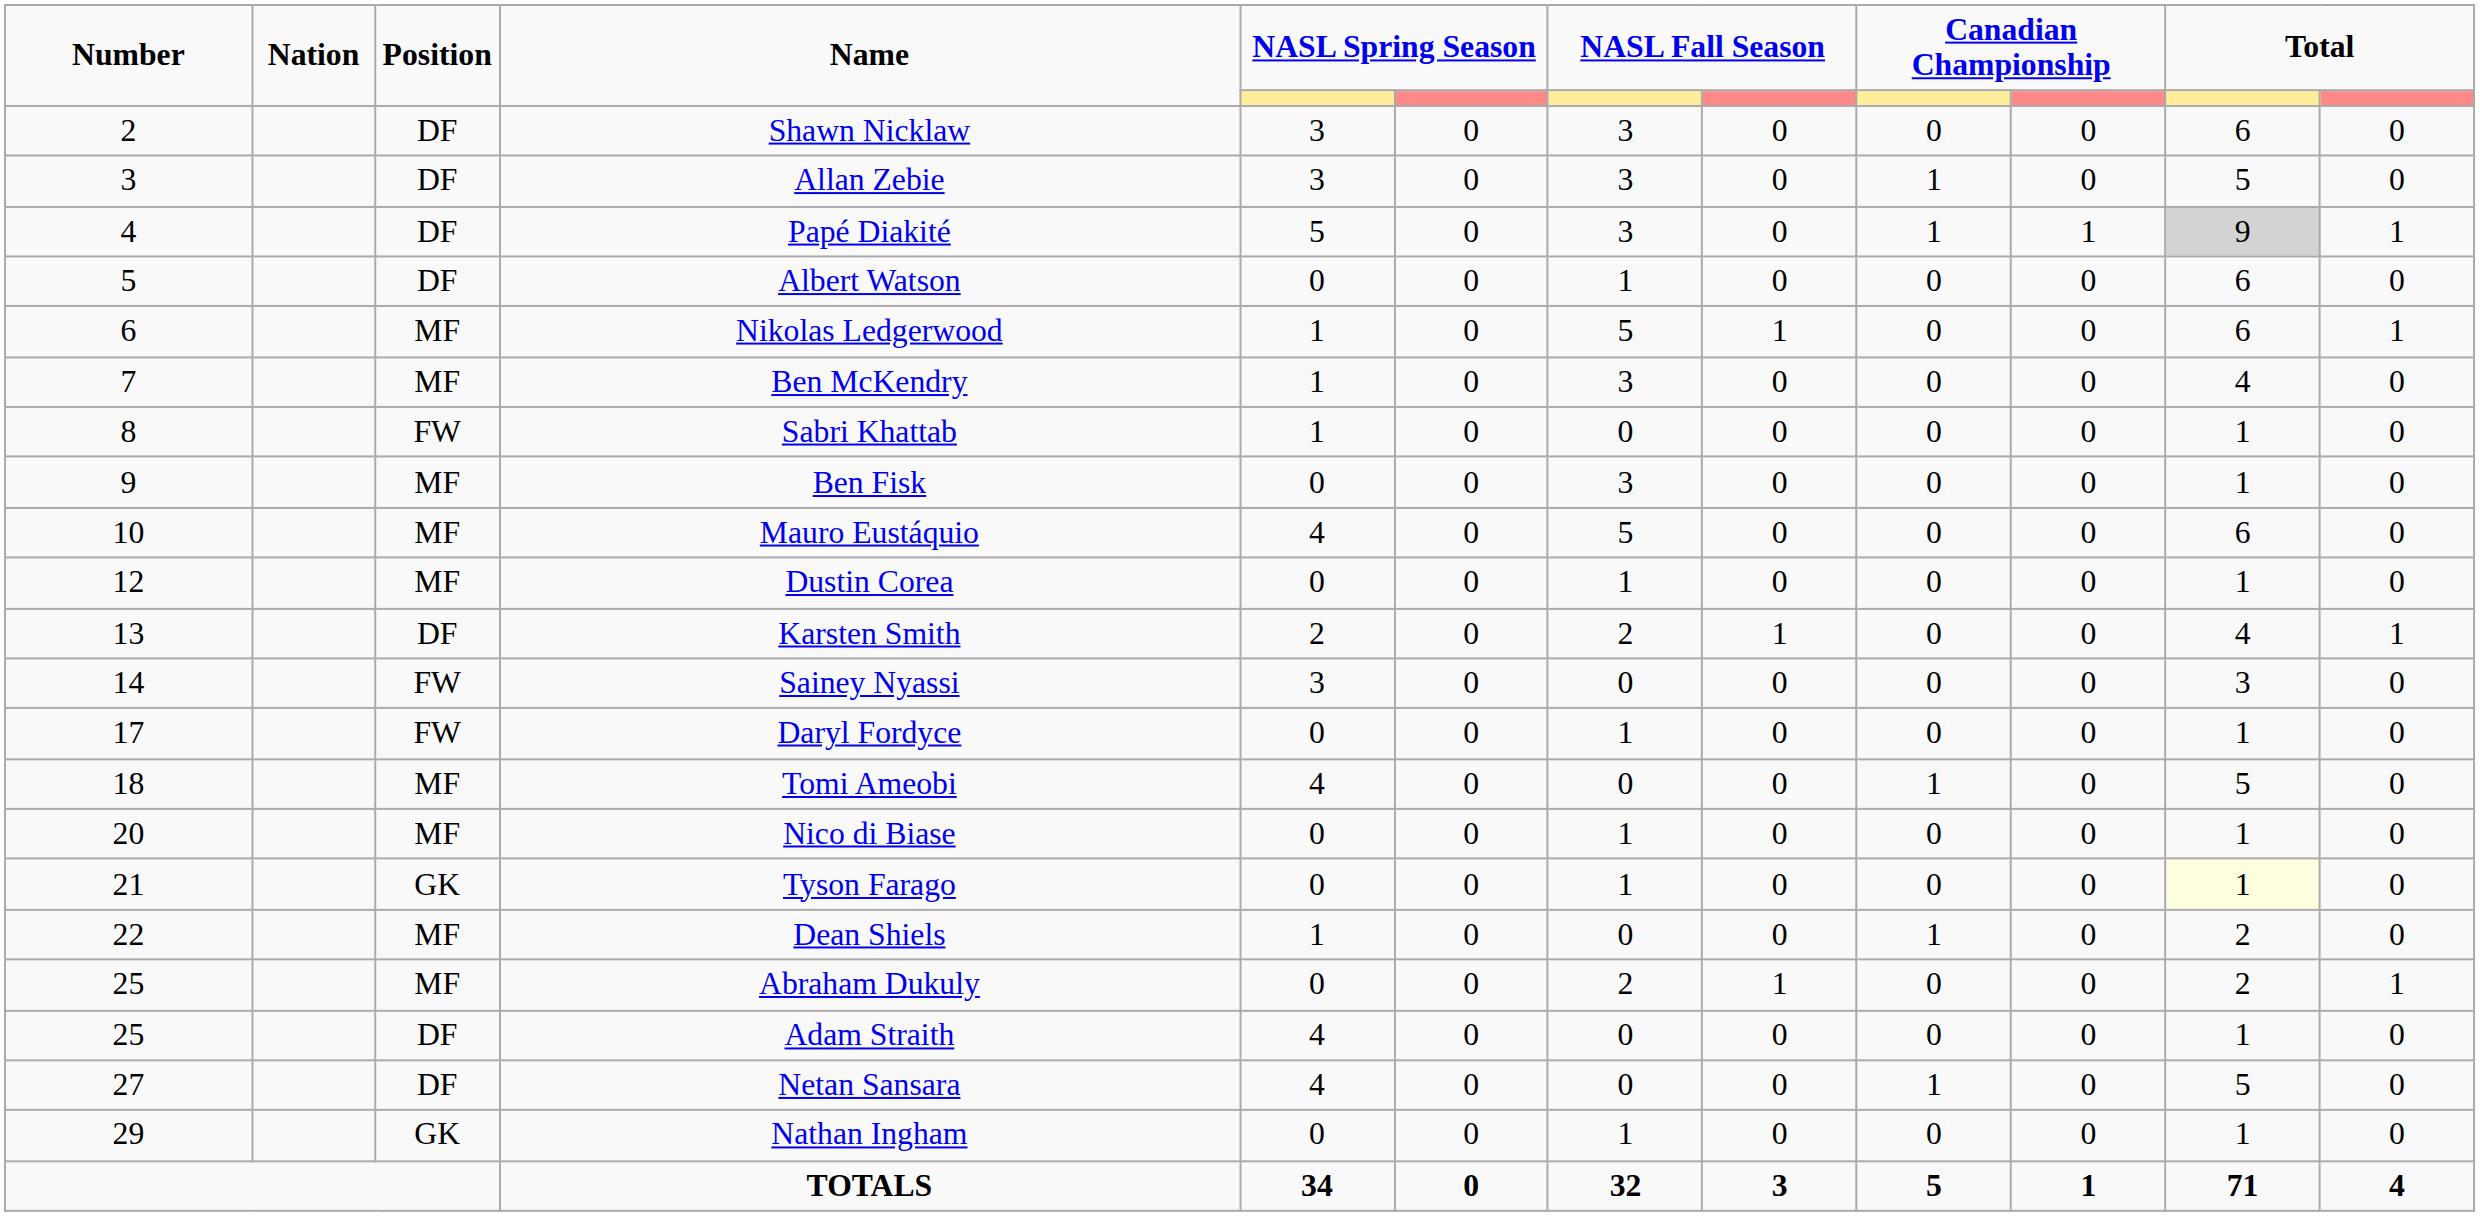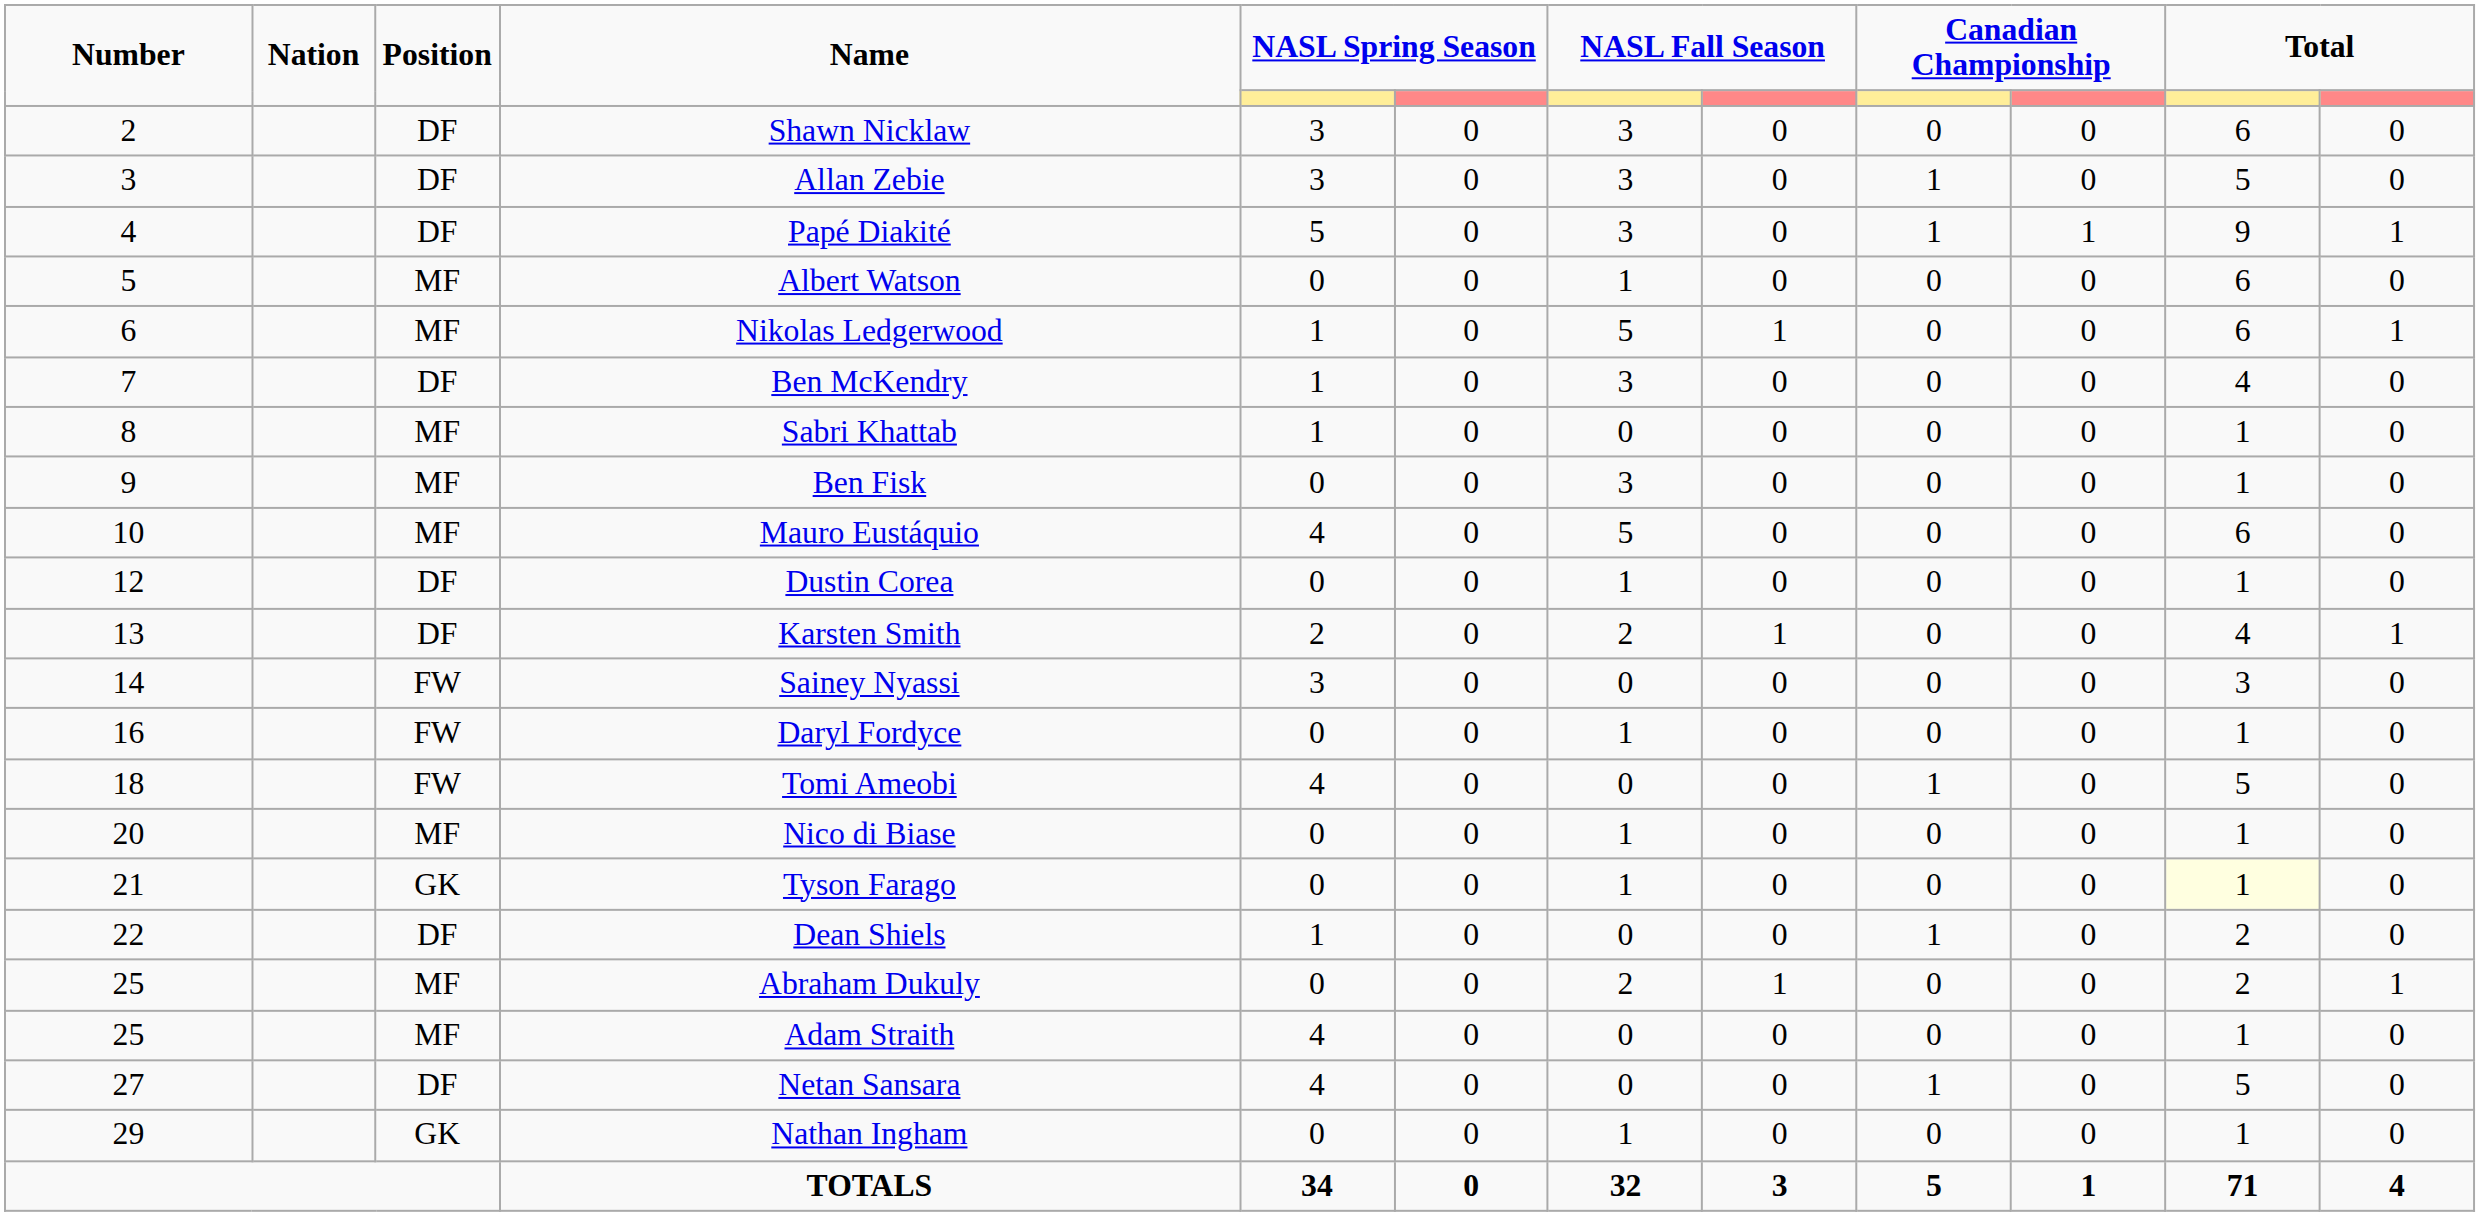(2243, 230) lightgrey background -> (2243, 230) no background
(437, 280) DF -> (437, 280) MF
(437, 381) MF -> (437, 381) DF
(437, 431) FW -> (437, 431) MF
(437, 582) MF -> (437, 582) DF
(128, 733) 17 -> (128, 733) 16
(437, 783) MF -> (437, 783) FW
(437, 933) MF -> (437, 933) DF
(437, 1034) DF -> (437, 1034) MF
